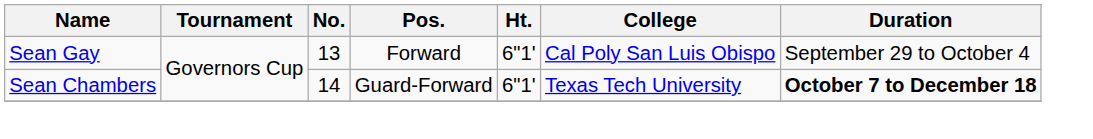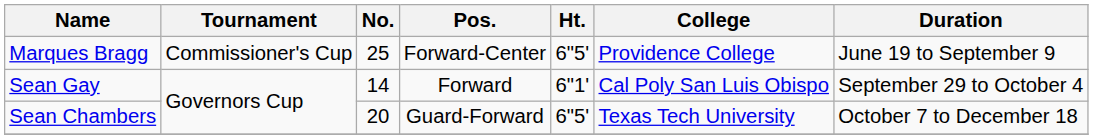+ row: (79, 52)
(329, 52) 13 -> (378, 85) 14
(329, 85) 14 -> (378, 117) 20
(519, 85) 6"1' -> (572, 117) 6"5'
(911, 85) bold -> (958, 117) normal
